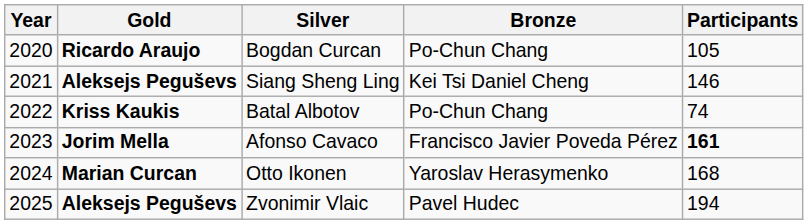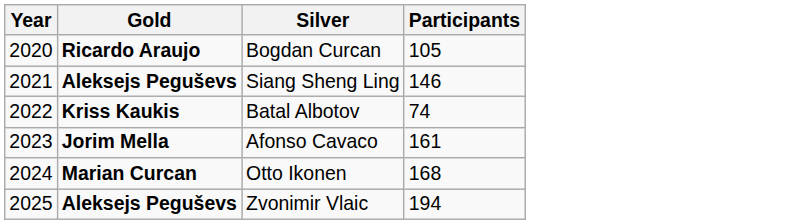- column: (543, 20)
(703, 142) bold -> (425, 142) normal
